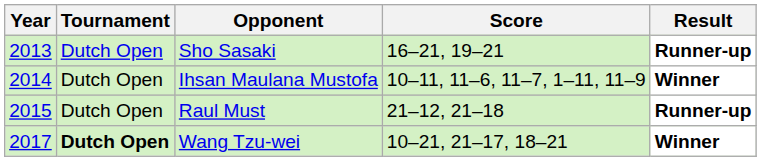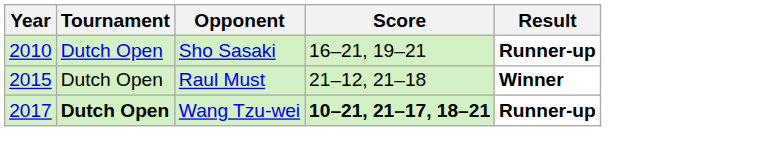(30, 50) 2013 -> (30, 50) 2010
- row: (278, 81)
(703, 111) Runner-up -> (531, 81) Winner
(477, 141) normal -> (400, 111) bold
(687, 141) Winner -> (547, 111) Runner-up
